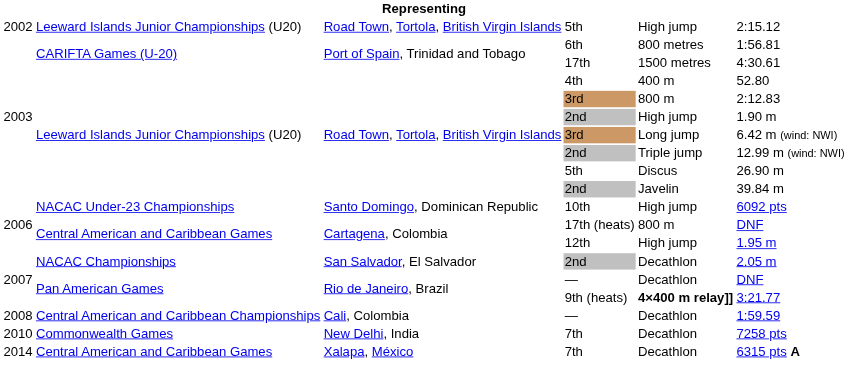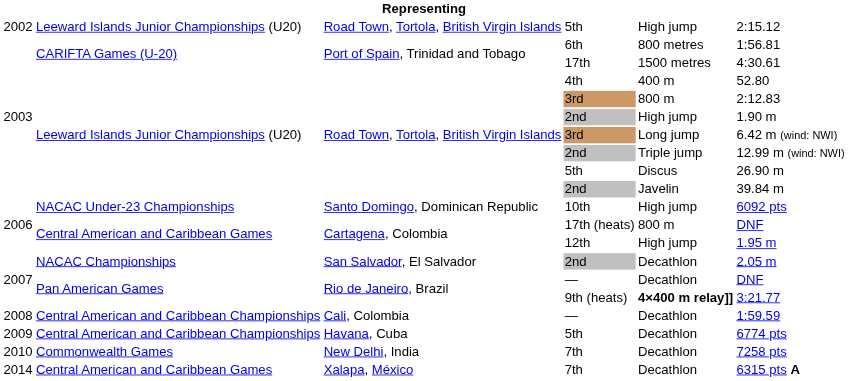+ row: (18, 333)
